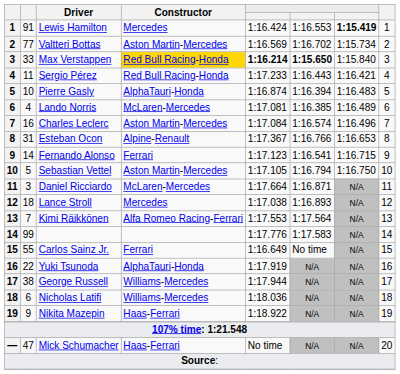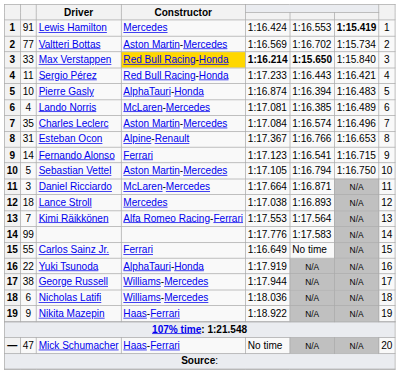(28, 123) 16 -> (28, 123) 35
